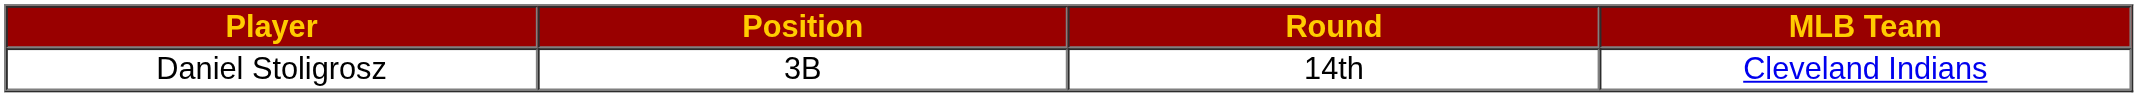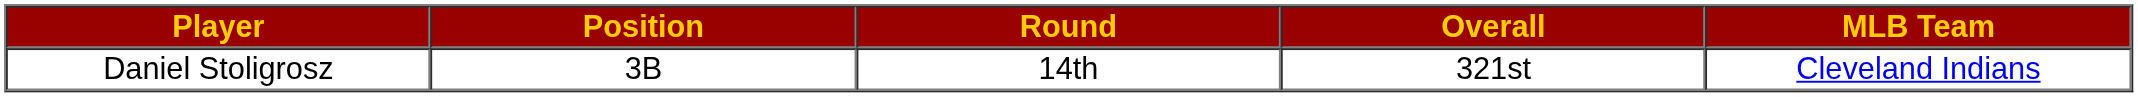+ column: (1493, 26)
